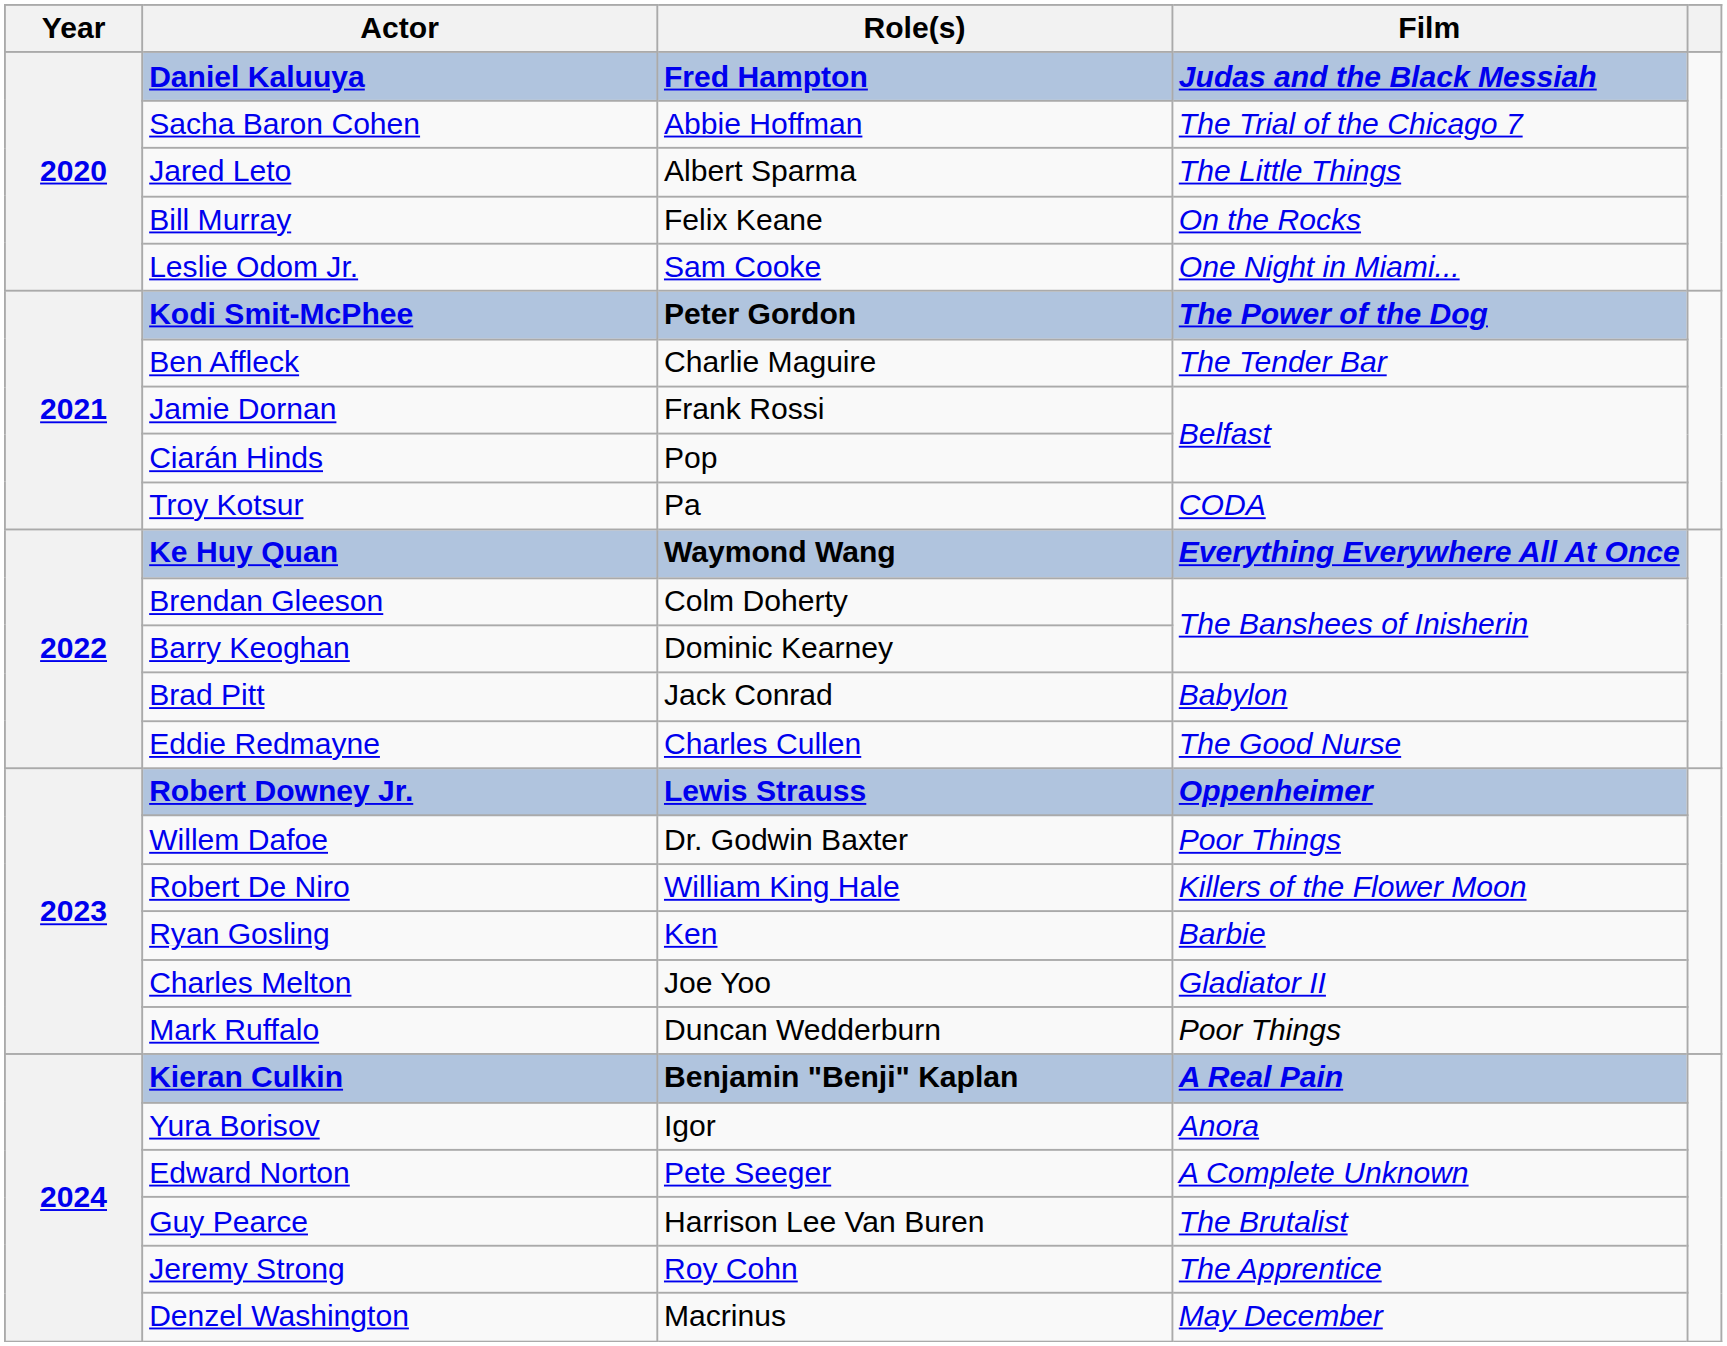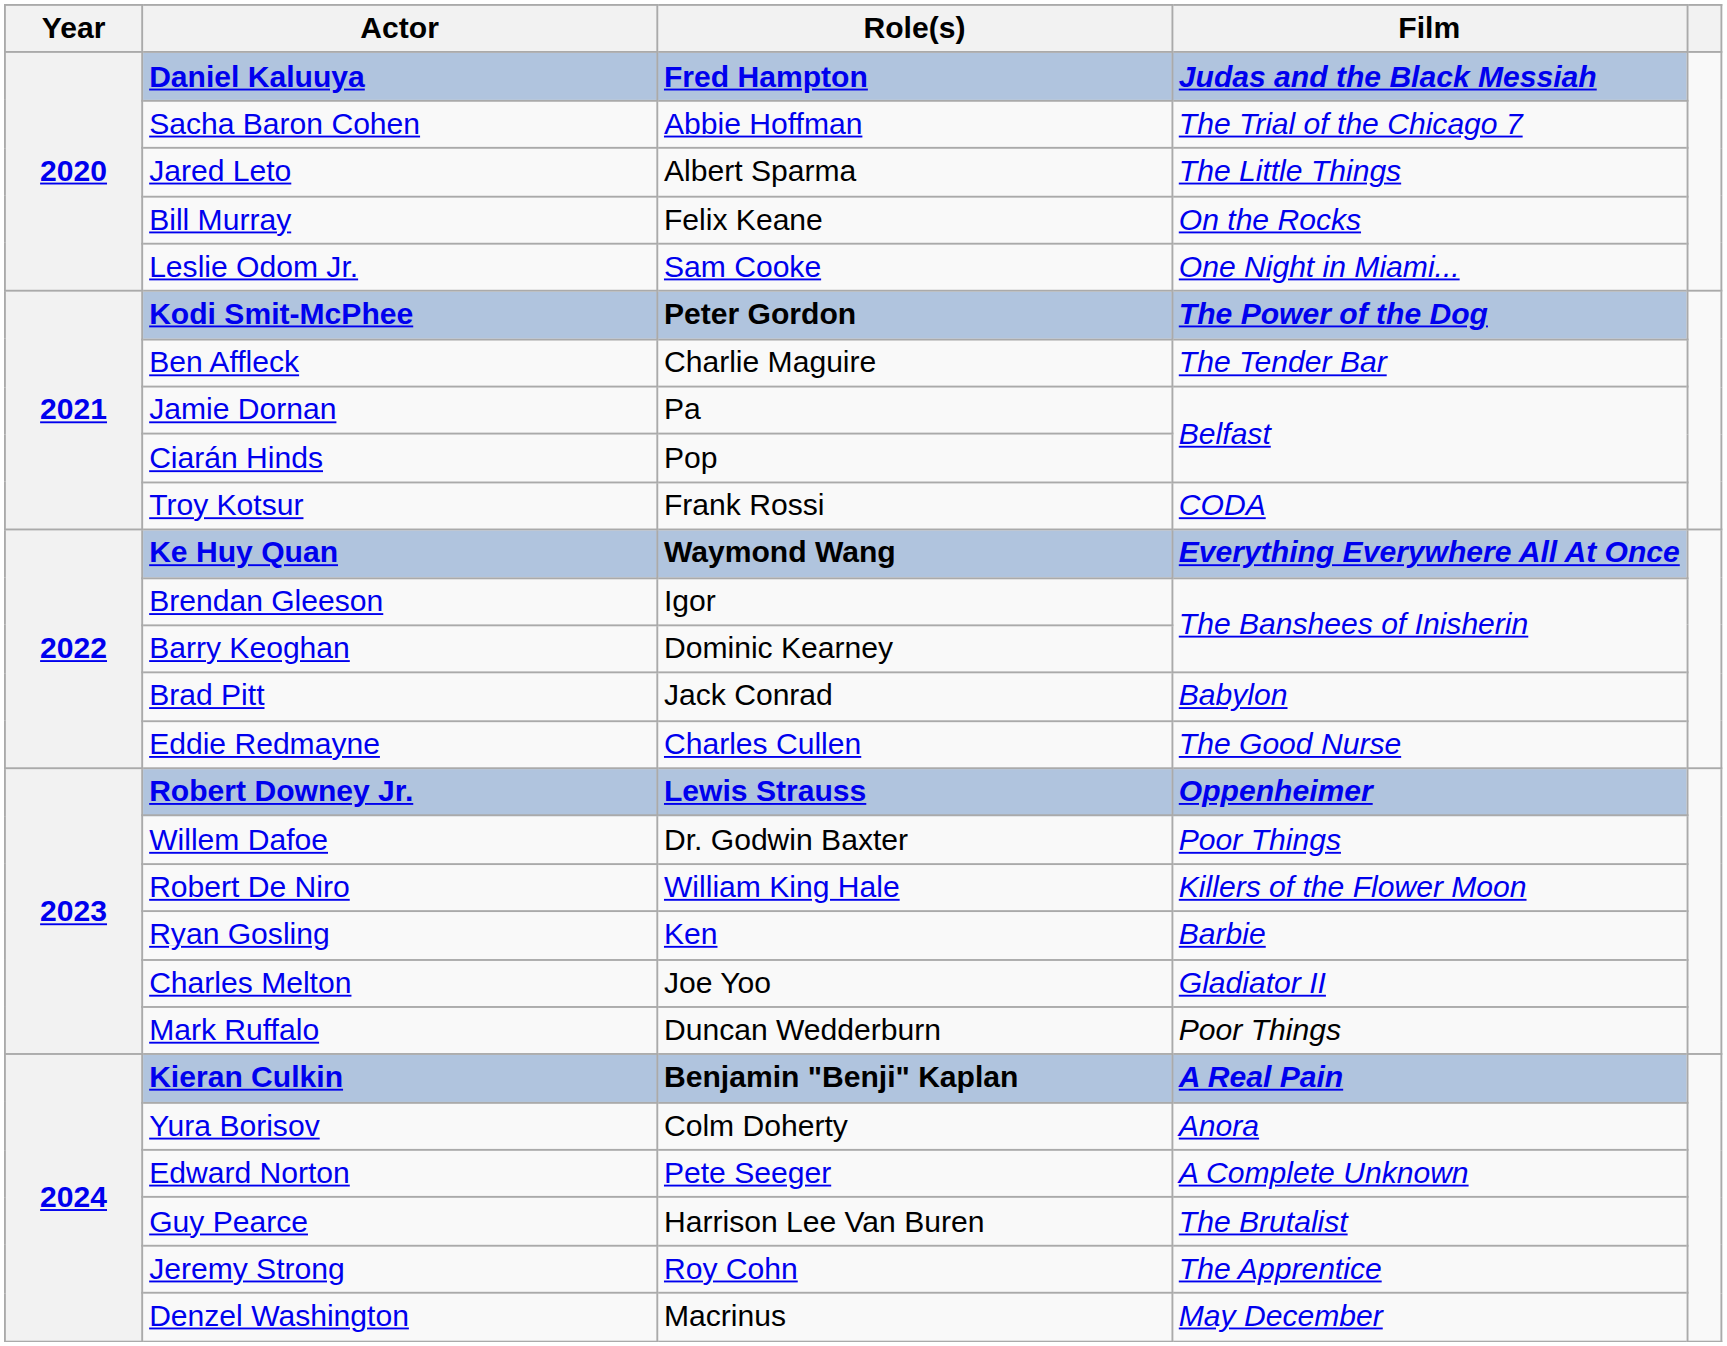(744, 409) Frank Rossi -> (682, 409) Pa
(682, 505) Pa -> (744, 505) Frank Rossi
(756, 600) Colm Doherty -> (690, 600) Igor
(690, 1125) Igor -> (756, 1125) Colm Doherty
